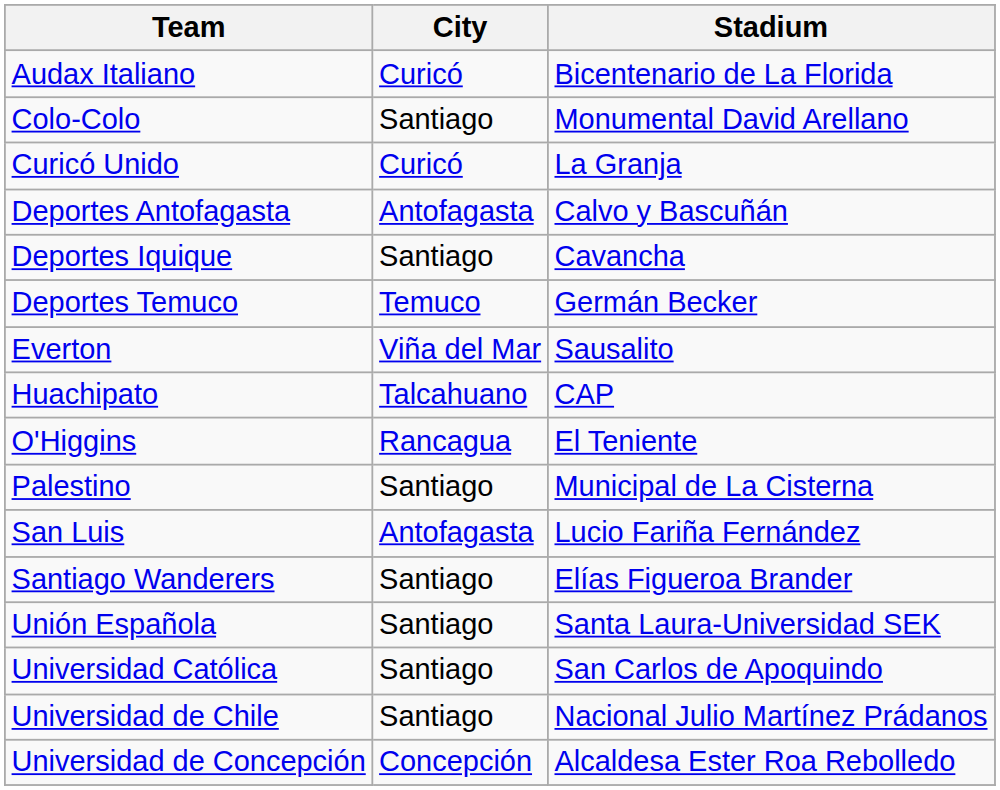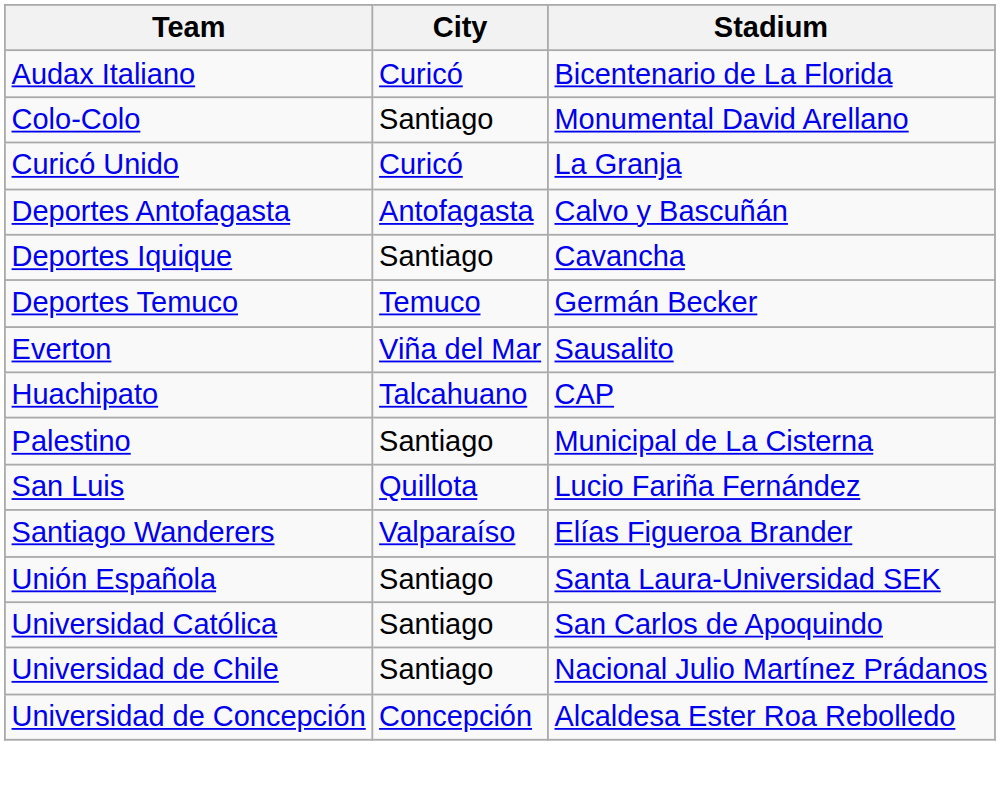- row: (74, 440)
(456, 532) Antofagasta -> (428, 486) Quillota
(436, 578) Santiago -> (447, 532) Valparaíso
